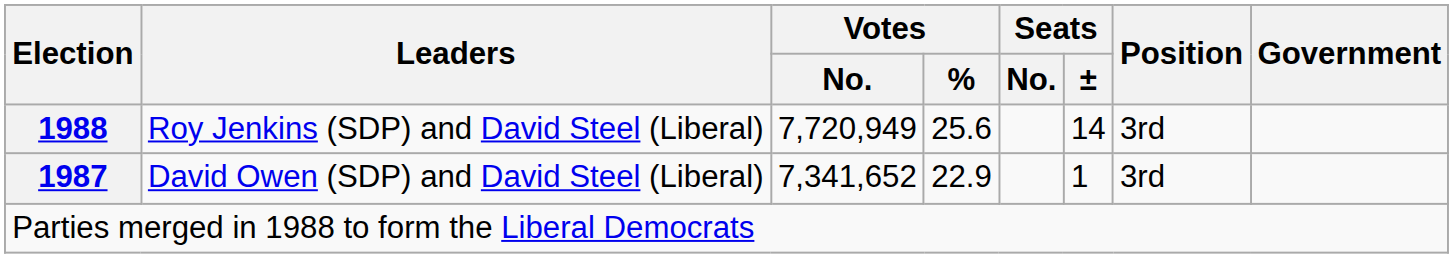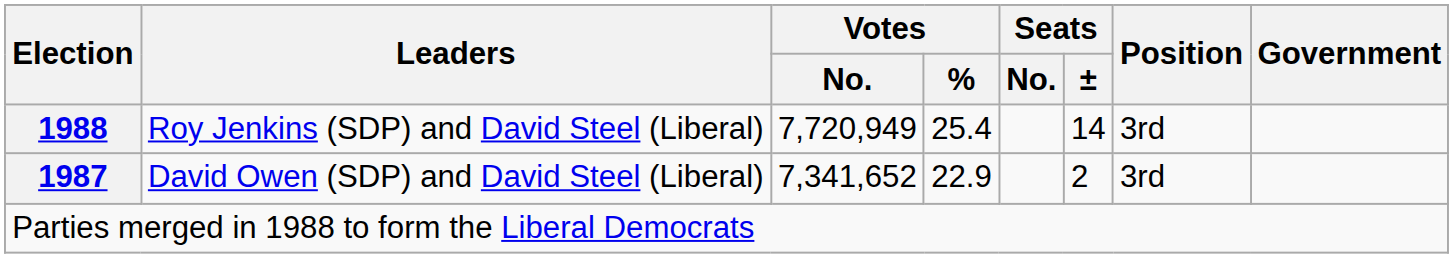(961, 128) 25.6 -> (961, 128) 25.4
(1080, 177) 1 -> (1080, 177) 2
